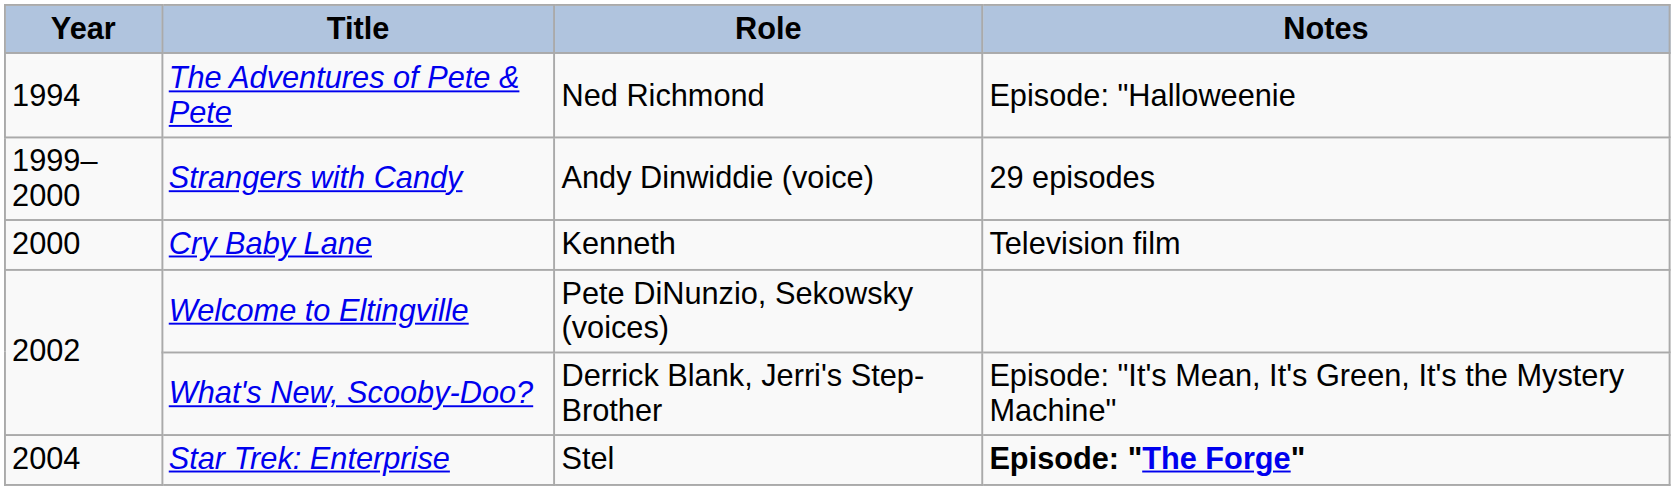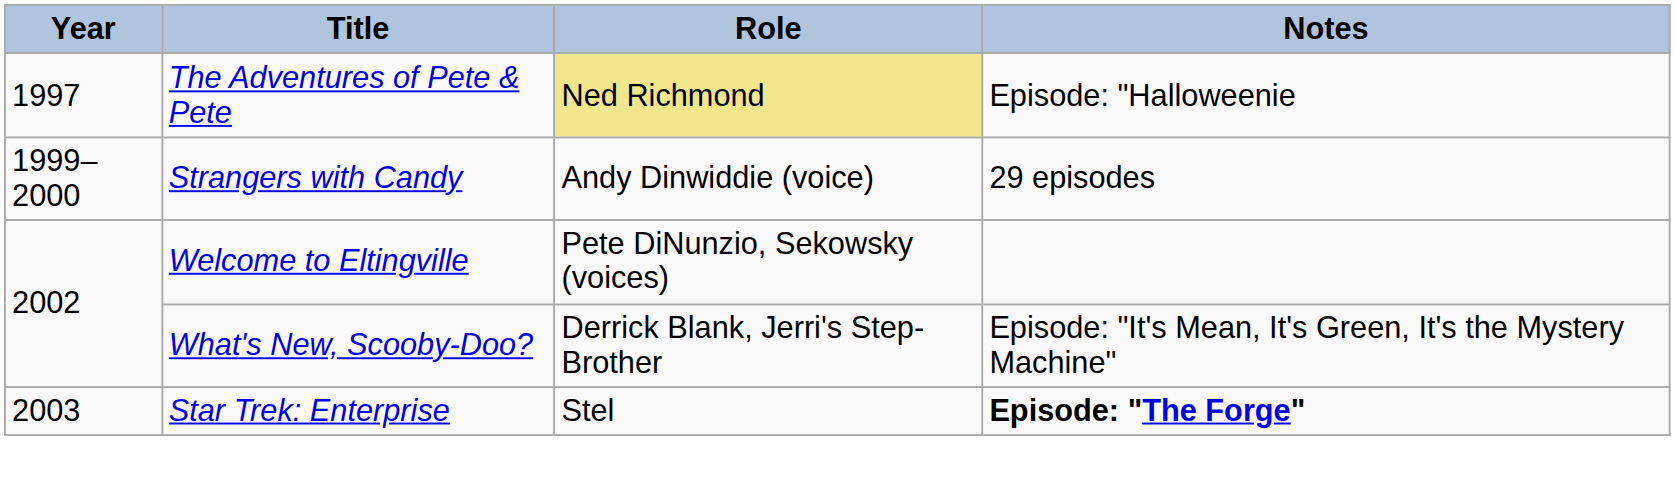(46, 94) 1994 -> (46, 94) 1997
(663, 94) no background -> (663, 94) khaki background
- row: (270, 244)
(46, 459) 2004 -> (46, 410) 2003
